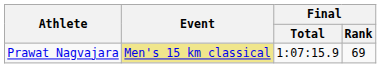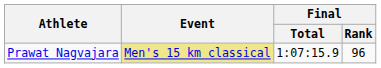(359, 53) 69 -> (359, 53) 96
